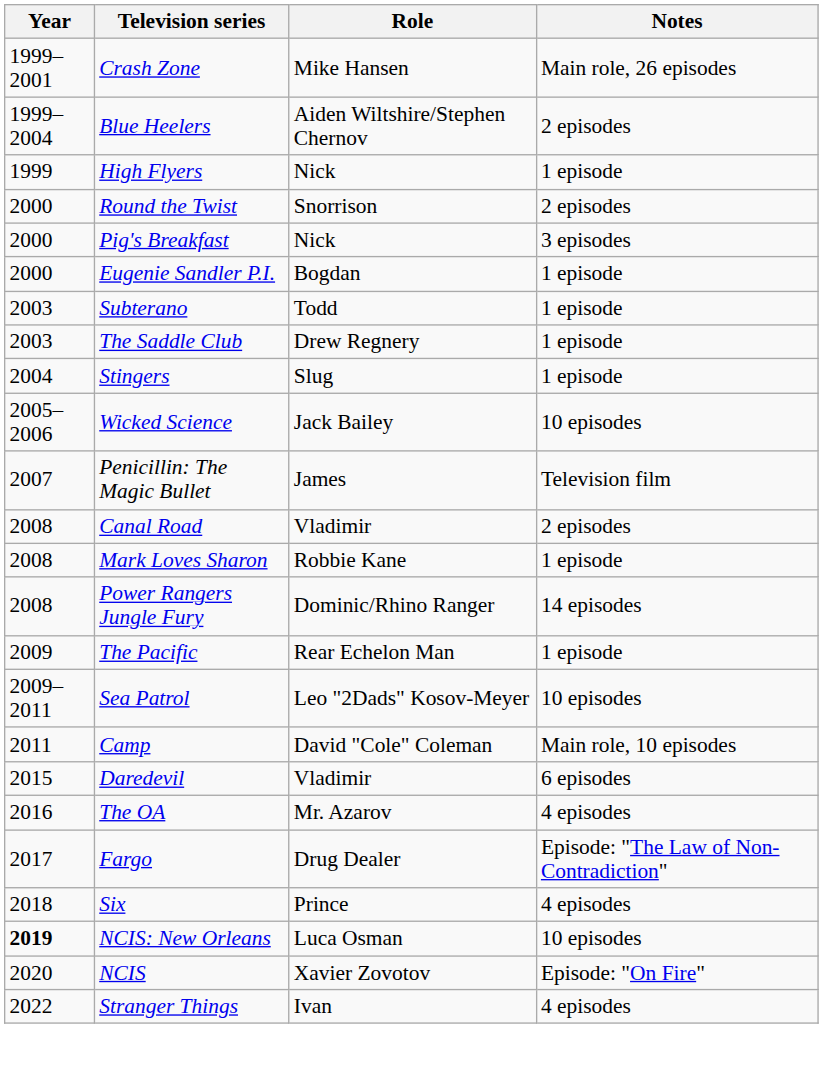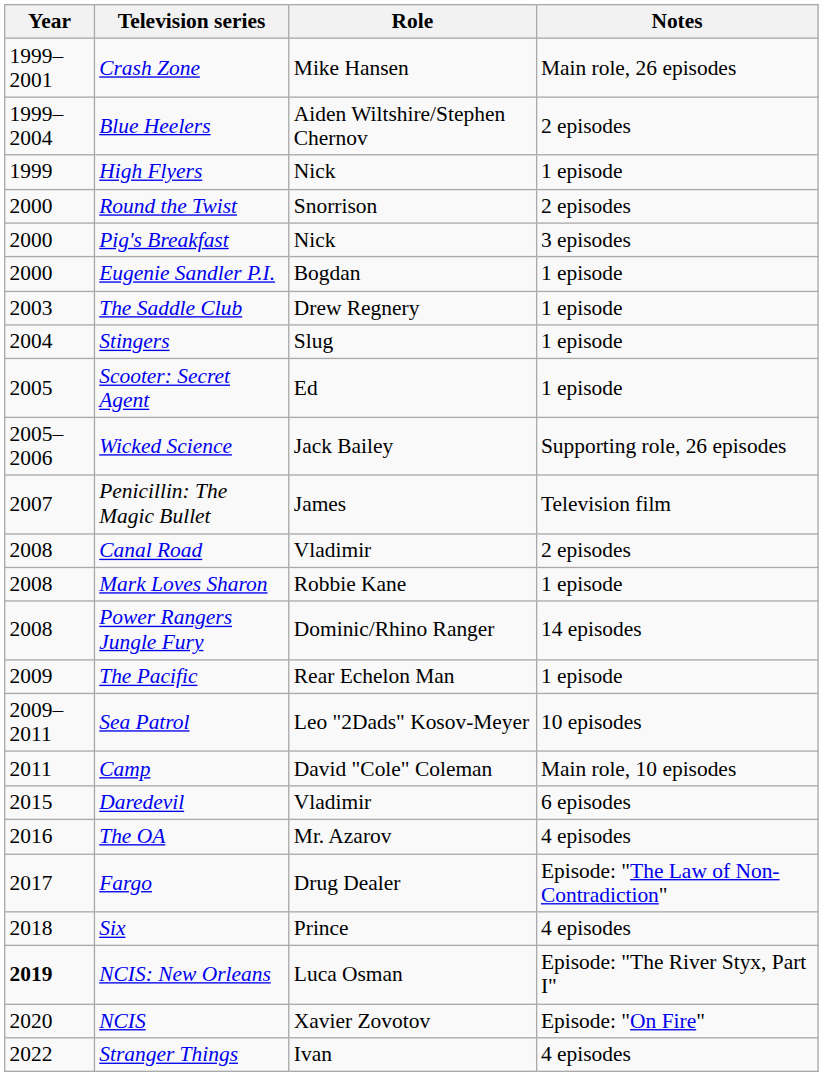- row: (143, 307)
+ row: (165, 387)
(591, 421) 10 episodes -> (664, 445) Supporting role, 26 episodes
(591, 938) 10 episodes -> (674, 974) Episode: "The River Styx, Part I"
